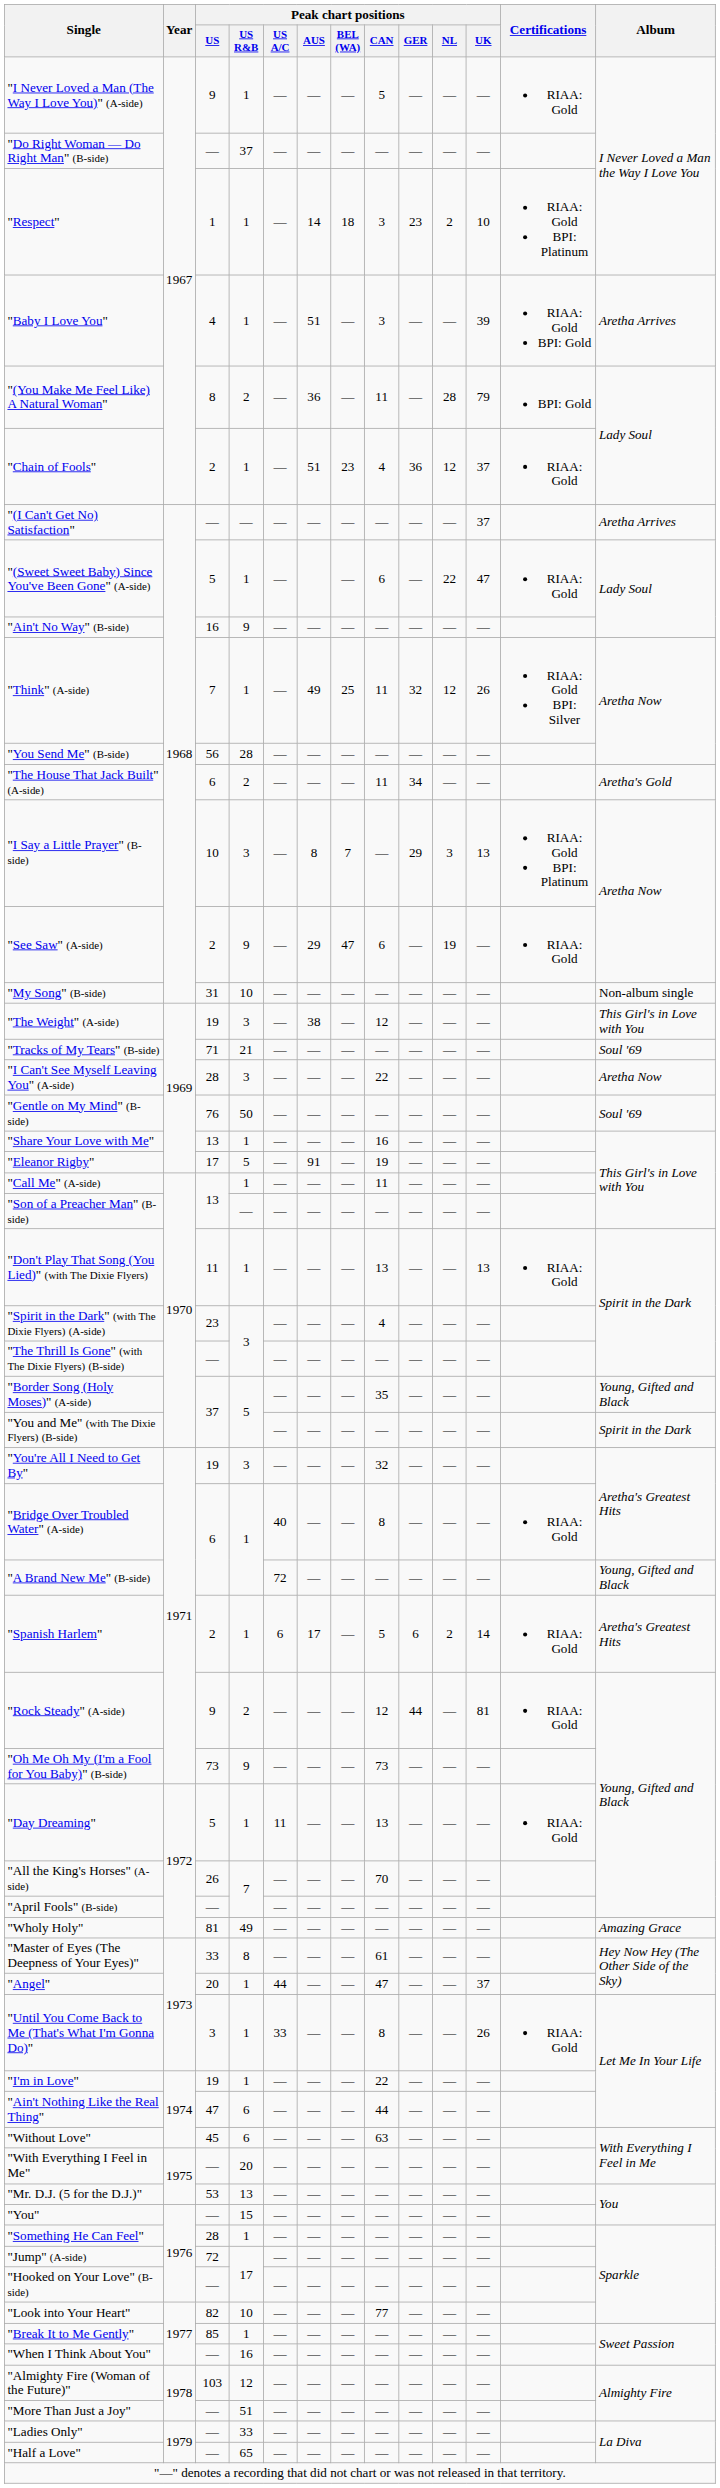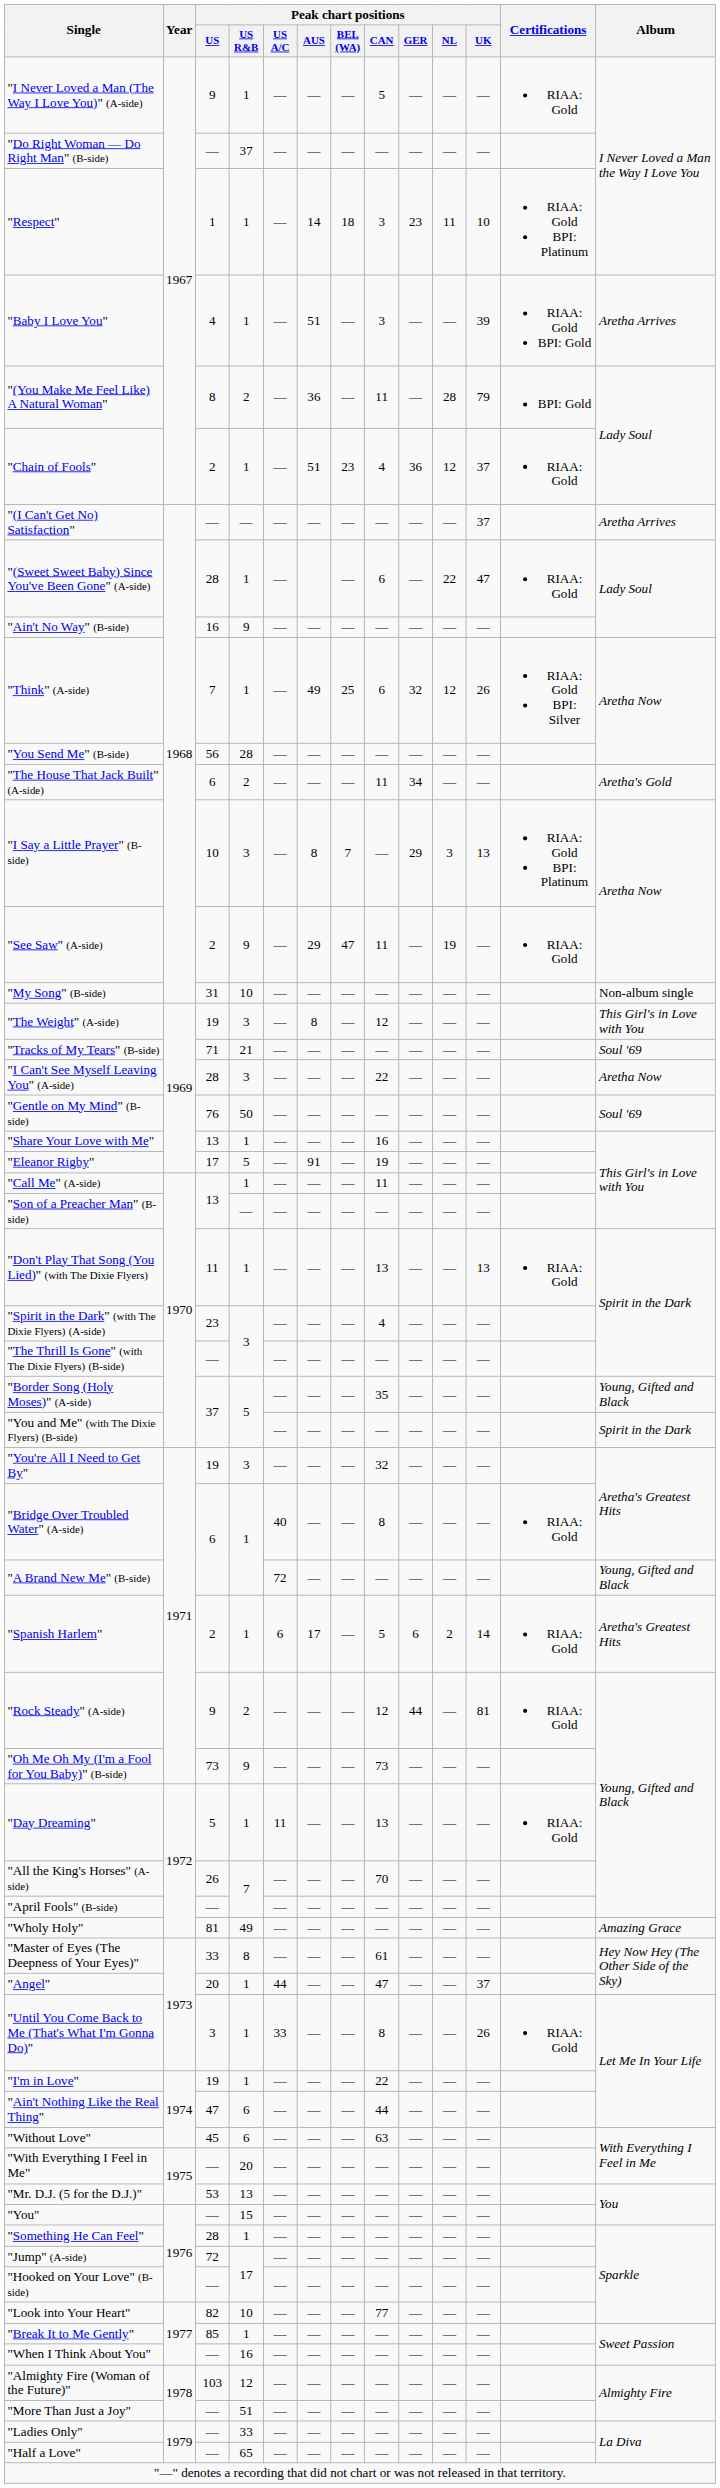(449, 221) 2 -> (449, 221) 11
(212, 578) 5 -> (212, 578) 28
(382, 690) 11 -> (382, 690) 6
(382, 944) 6 -> (382, 944) 11
(314, 1021) 38 -> (314, 1021) 8
